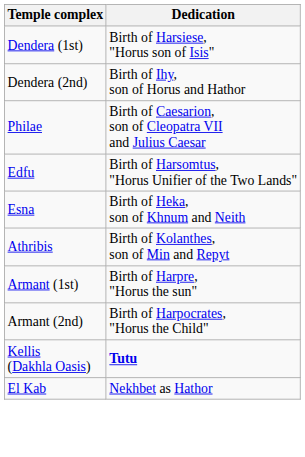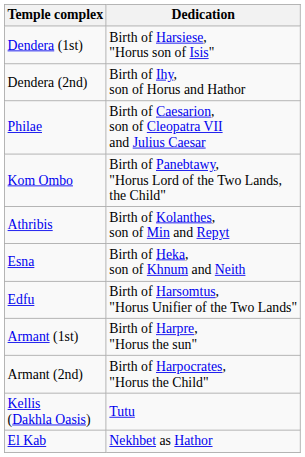+ row: (40, 180)
rows swapped: (21, 172) <-> (30, 246)
(123, 358) bold -> (122, 411) normal
